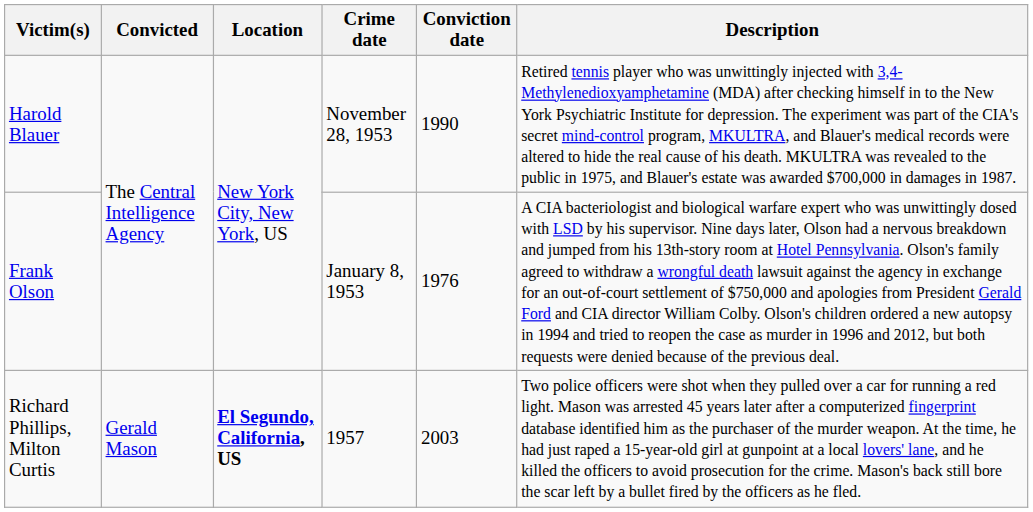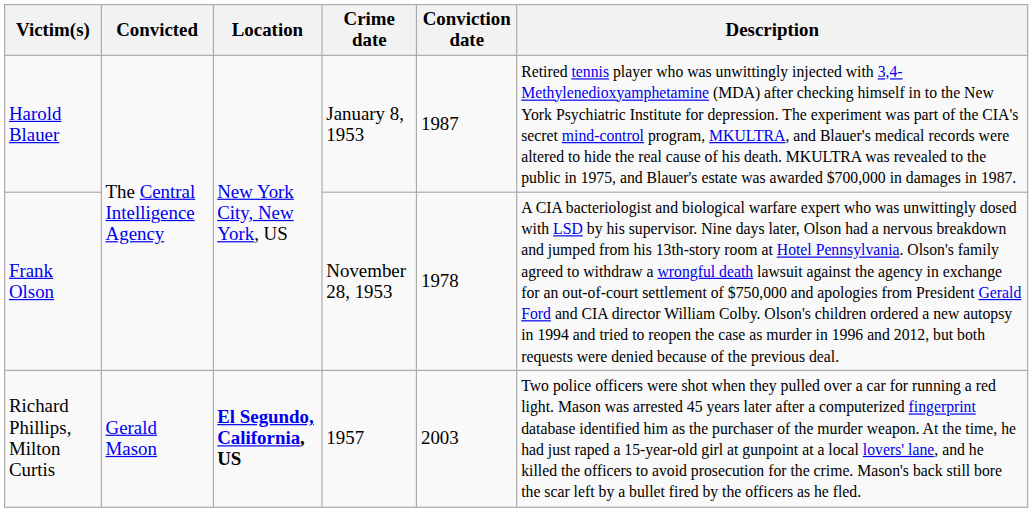(366, 123) November 28, 1953 -> (365, 123) January 8, 1953
(440, 123) 1990 -> (440, 123) 1987
(365, 281) January 8, 1953 -> (366, 281) November 28, 1953
(440, 281) 1976 -> (440, 281) 1978
